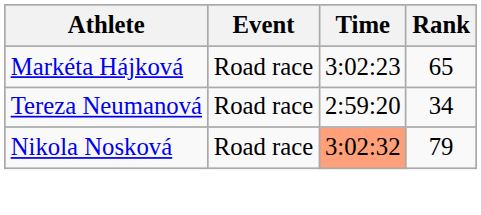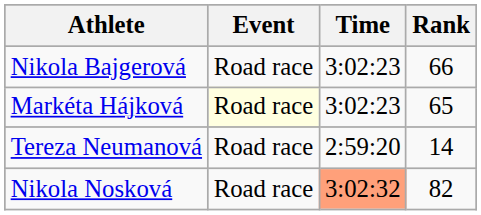+ row: (98, 66)
(263, 66) no background -> (263, 107) lightyellow background
(441, 107) 34 -> (441, 147) 14
(441, 147) 79 -> (441, 188) 82
